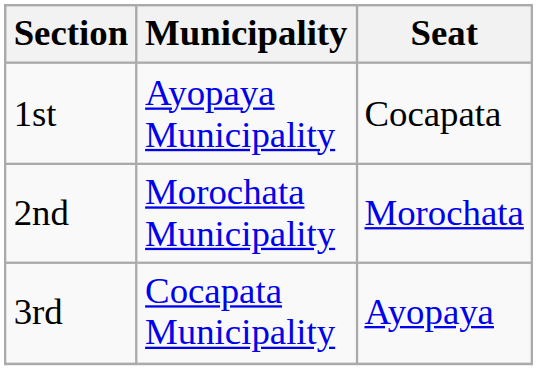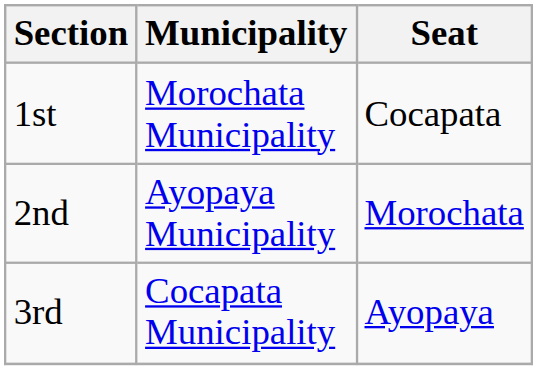(240, 112) Ayopaya Municipality -> (240, 112) Morochata Municipality
(240, 212) Morochata Municipality -> (240, 212) Ayopaya Municipality
